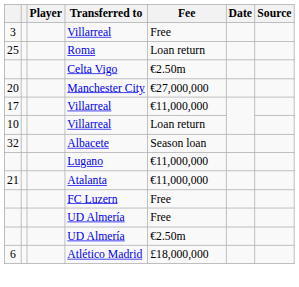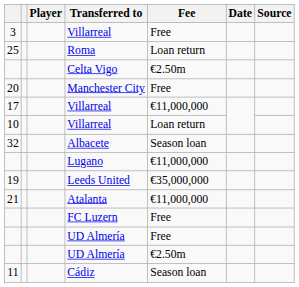(179, 87) €27,000,000 -> (161, 87) Free
+ row: (13, 180)
- row: (13, 254)
+ row: (13, 273)
